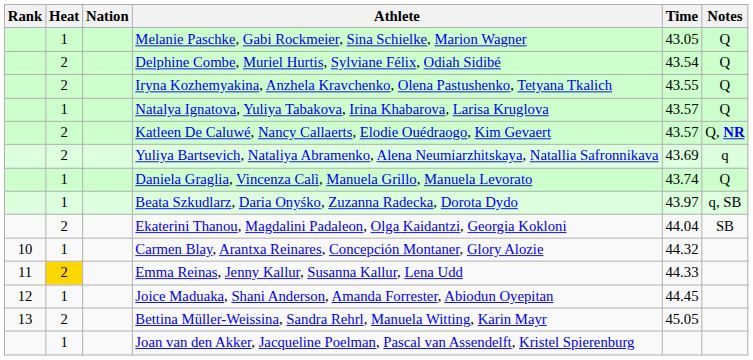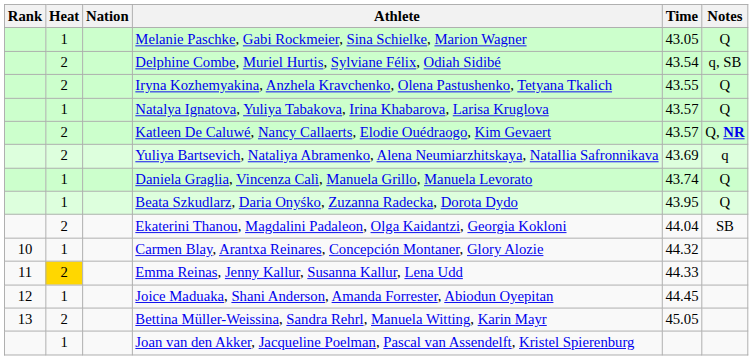(725, 62) Q -> (725, 62) q, SB
(682, 202) 43.97 -> (682, 202) 43.95
(725, 202) q, SB -> (725, 202) Q
